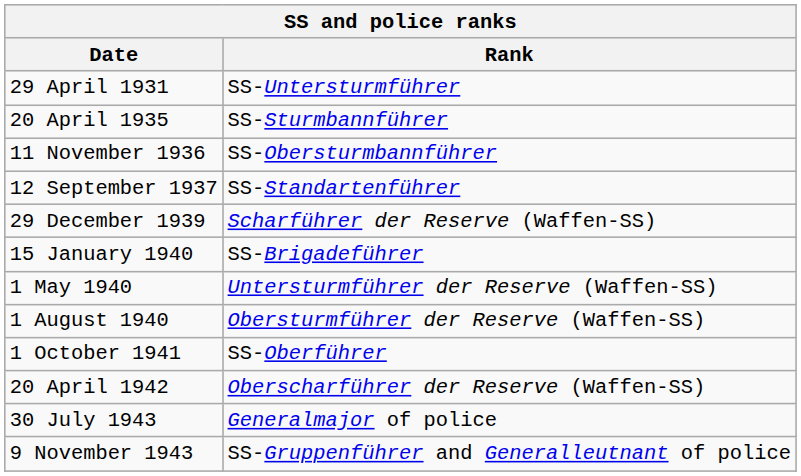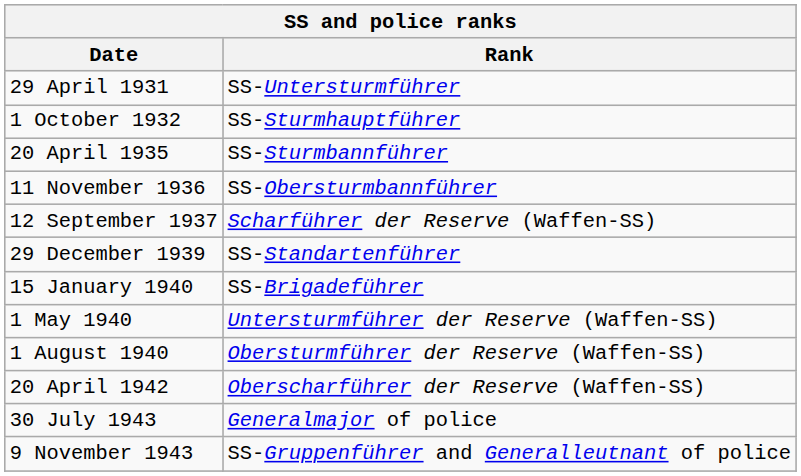+ row: (95, 121)
(344, 188) SS-Standartenführer -> (442, 221) Scharführer der Reserve (Waffen-SS)
(442, 221) Scharführer der Reserve (Waffen-SS) -> (344, 254) SS-Standartenführer
- row: (95, 354)
